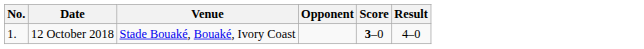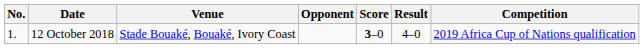+ column: (535, 14)
